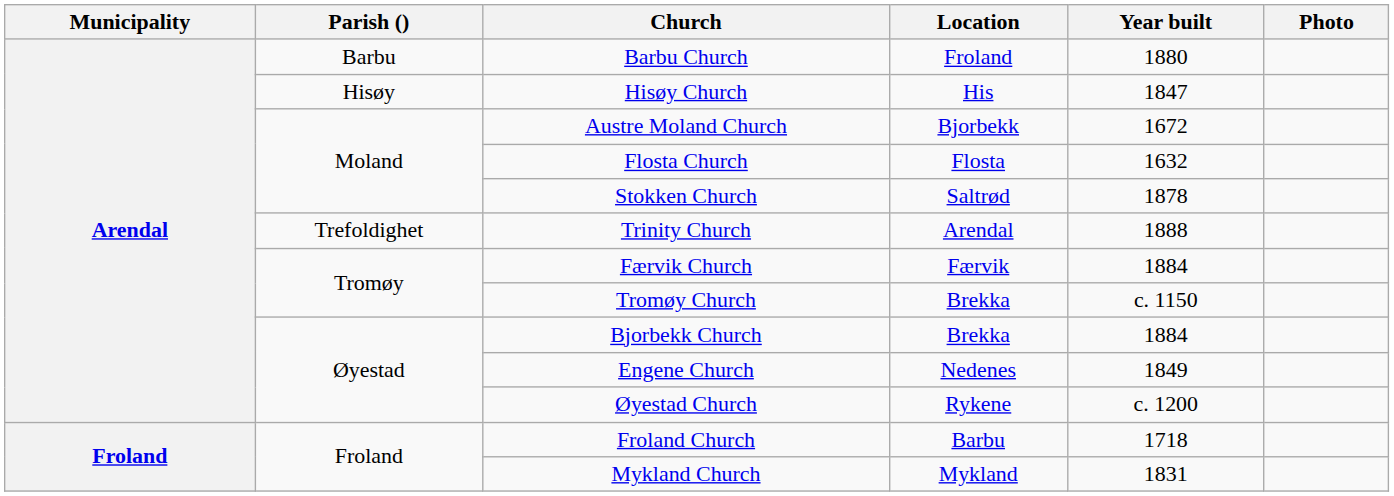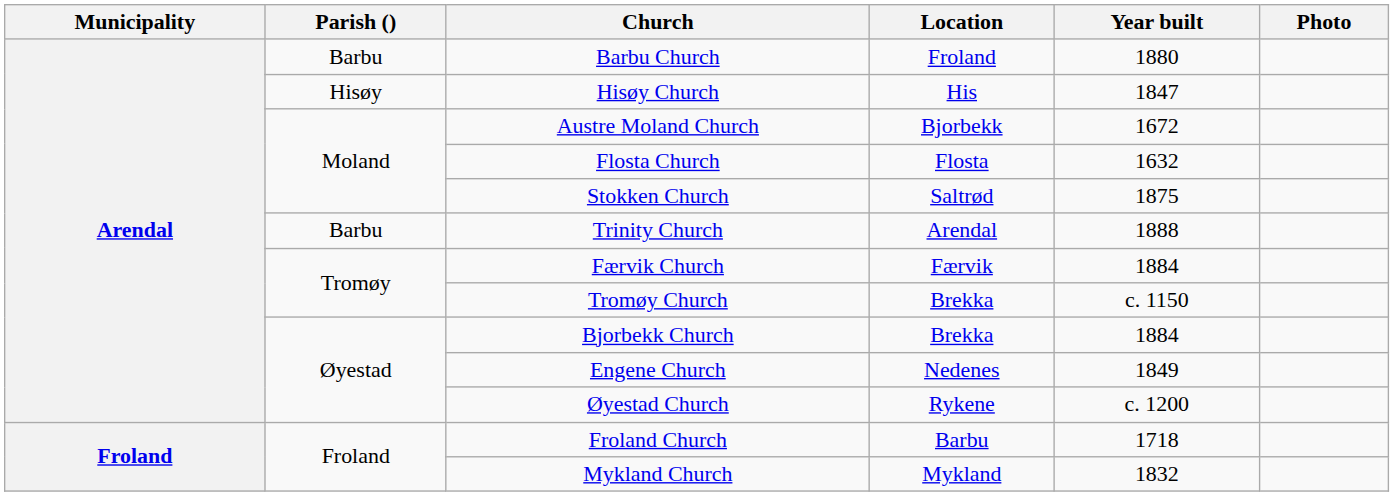(1166, 195) 1878 -> (1157, 195) 1875
(369, 230) Trefoldighet -> (356, 230) Barbu
(1166, 473) 1831 -> (1157, 473) 1832
